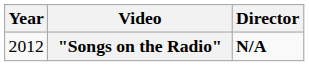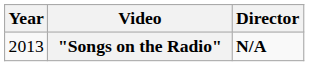(26, 46) 2012 -> (26, 46) 2013
